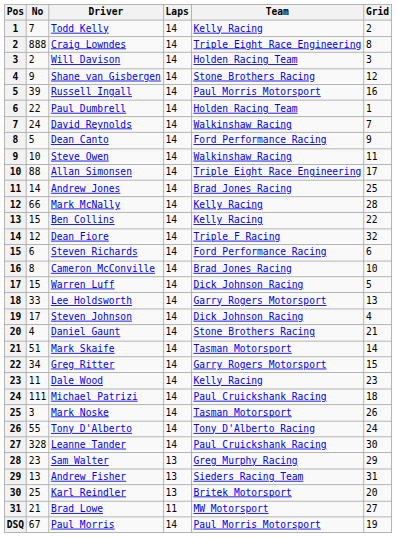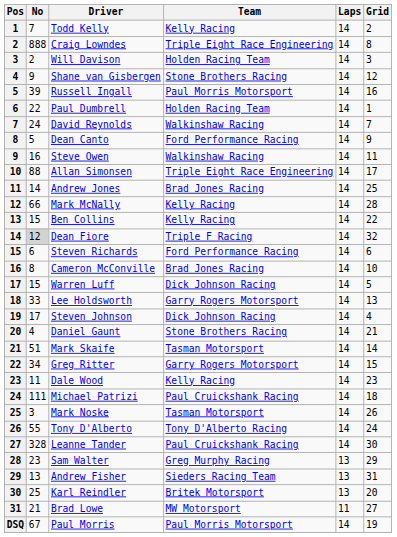columns swapped: (277, 12) <-> (177, 12)
(35, 157) 10 -> (35, 157) 16
(35, 237) no background -> (35, 237) lightgrey background
